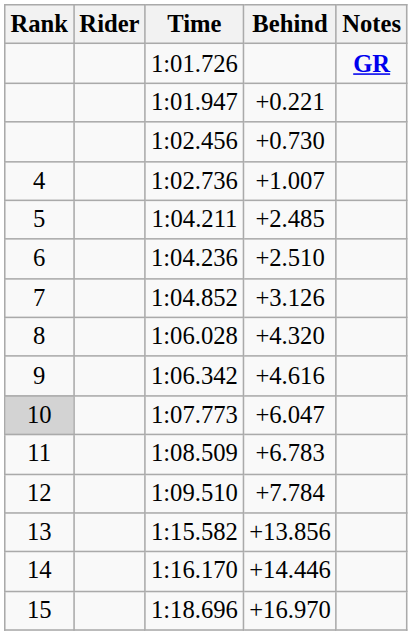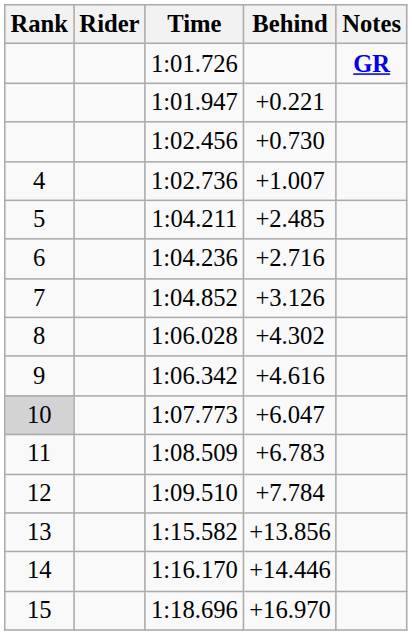(290, 258) +2.510 -> (290, 258) +2.716
(290, 336) +4.320 -> (290, 336) +4.302
